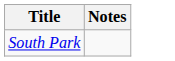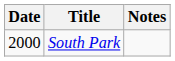+ column: (24, 17)
